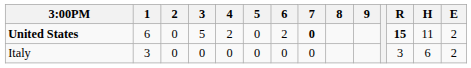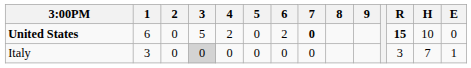(427, 33) 11 -> (427, 33) 10
(454, 33) 2 -> (454, 33) 0
(202, 53) no background -> (202, 53) lightgrey background
(427, 53) 6 -> (427, 53) 7
(454, 53) 2 -> (454, 53) 1
